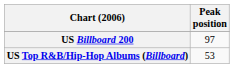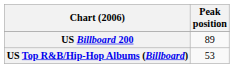(210, 39) 97 -> (210, 39) 89
